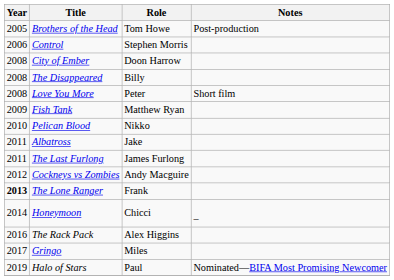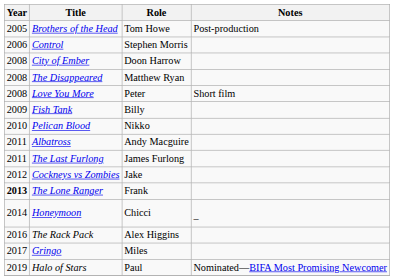(134, 77) Billy -> (154, 77) Matthew Ryan
(154, 110) Matthew Ryan -> (134, 110) Billy
(133, 142) Jake -> (156, 142) Andy Macguire
(156, 175) Andy Macguire -> (133, 175) Jake
